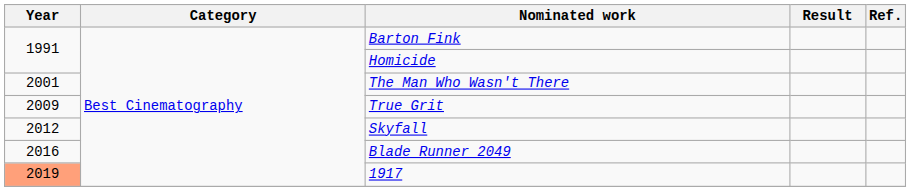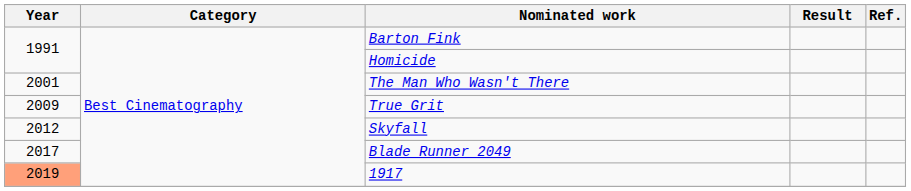(43, 152) 2016 -> (43, 152) 2017
